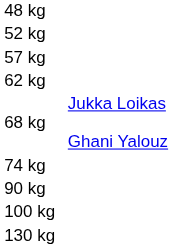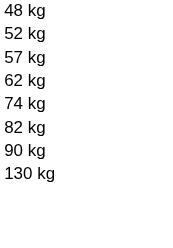- row: (25, 123)
+ row: (25, 127)
- row: (30, 212)
